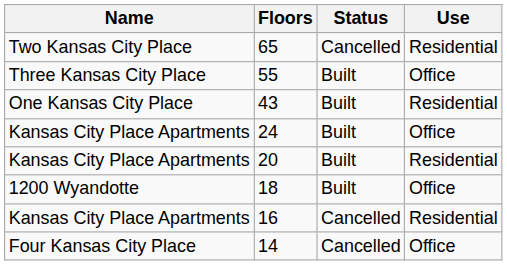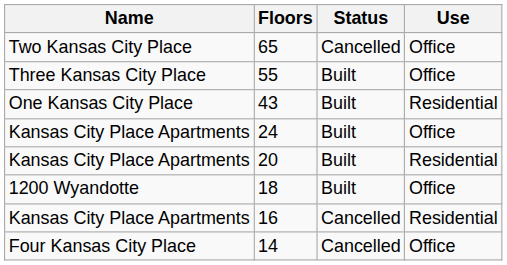(453, 47) Residential -> (432, 47) Office
